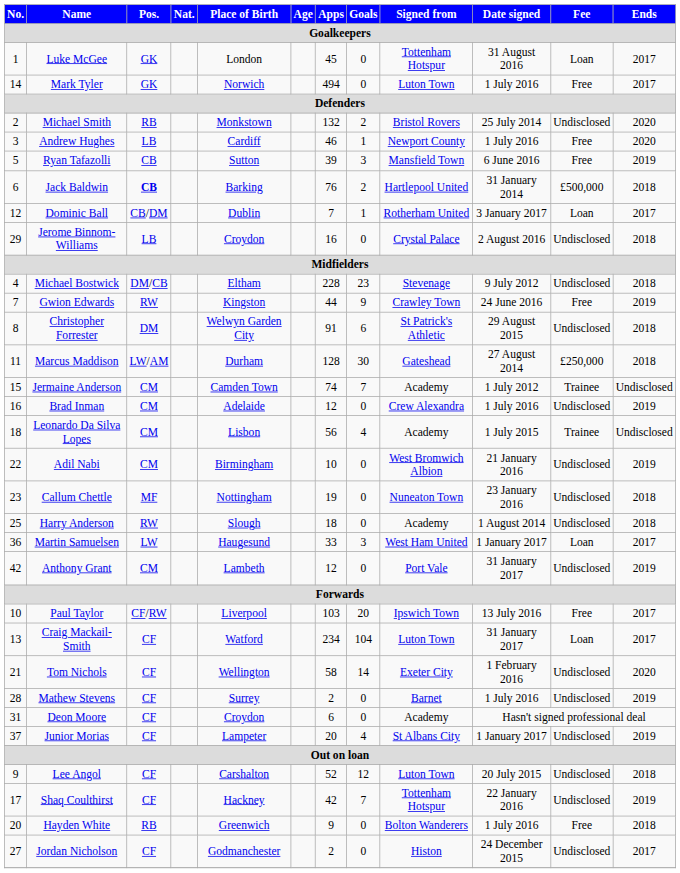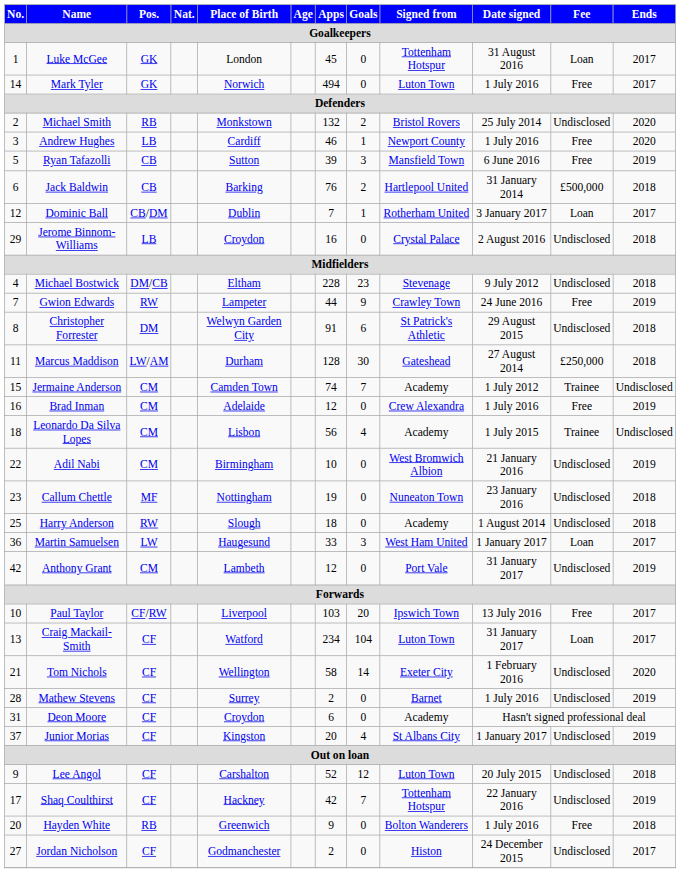(149, 187) bold -> (149, 187) normal
(244, 302) Kingston -> (244, 302) Lampeter
(582, 406) Undisclosed -> (582, 406) Free
(244, 736) Lampeter -> (244, 736) Kingston
